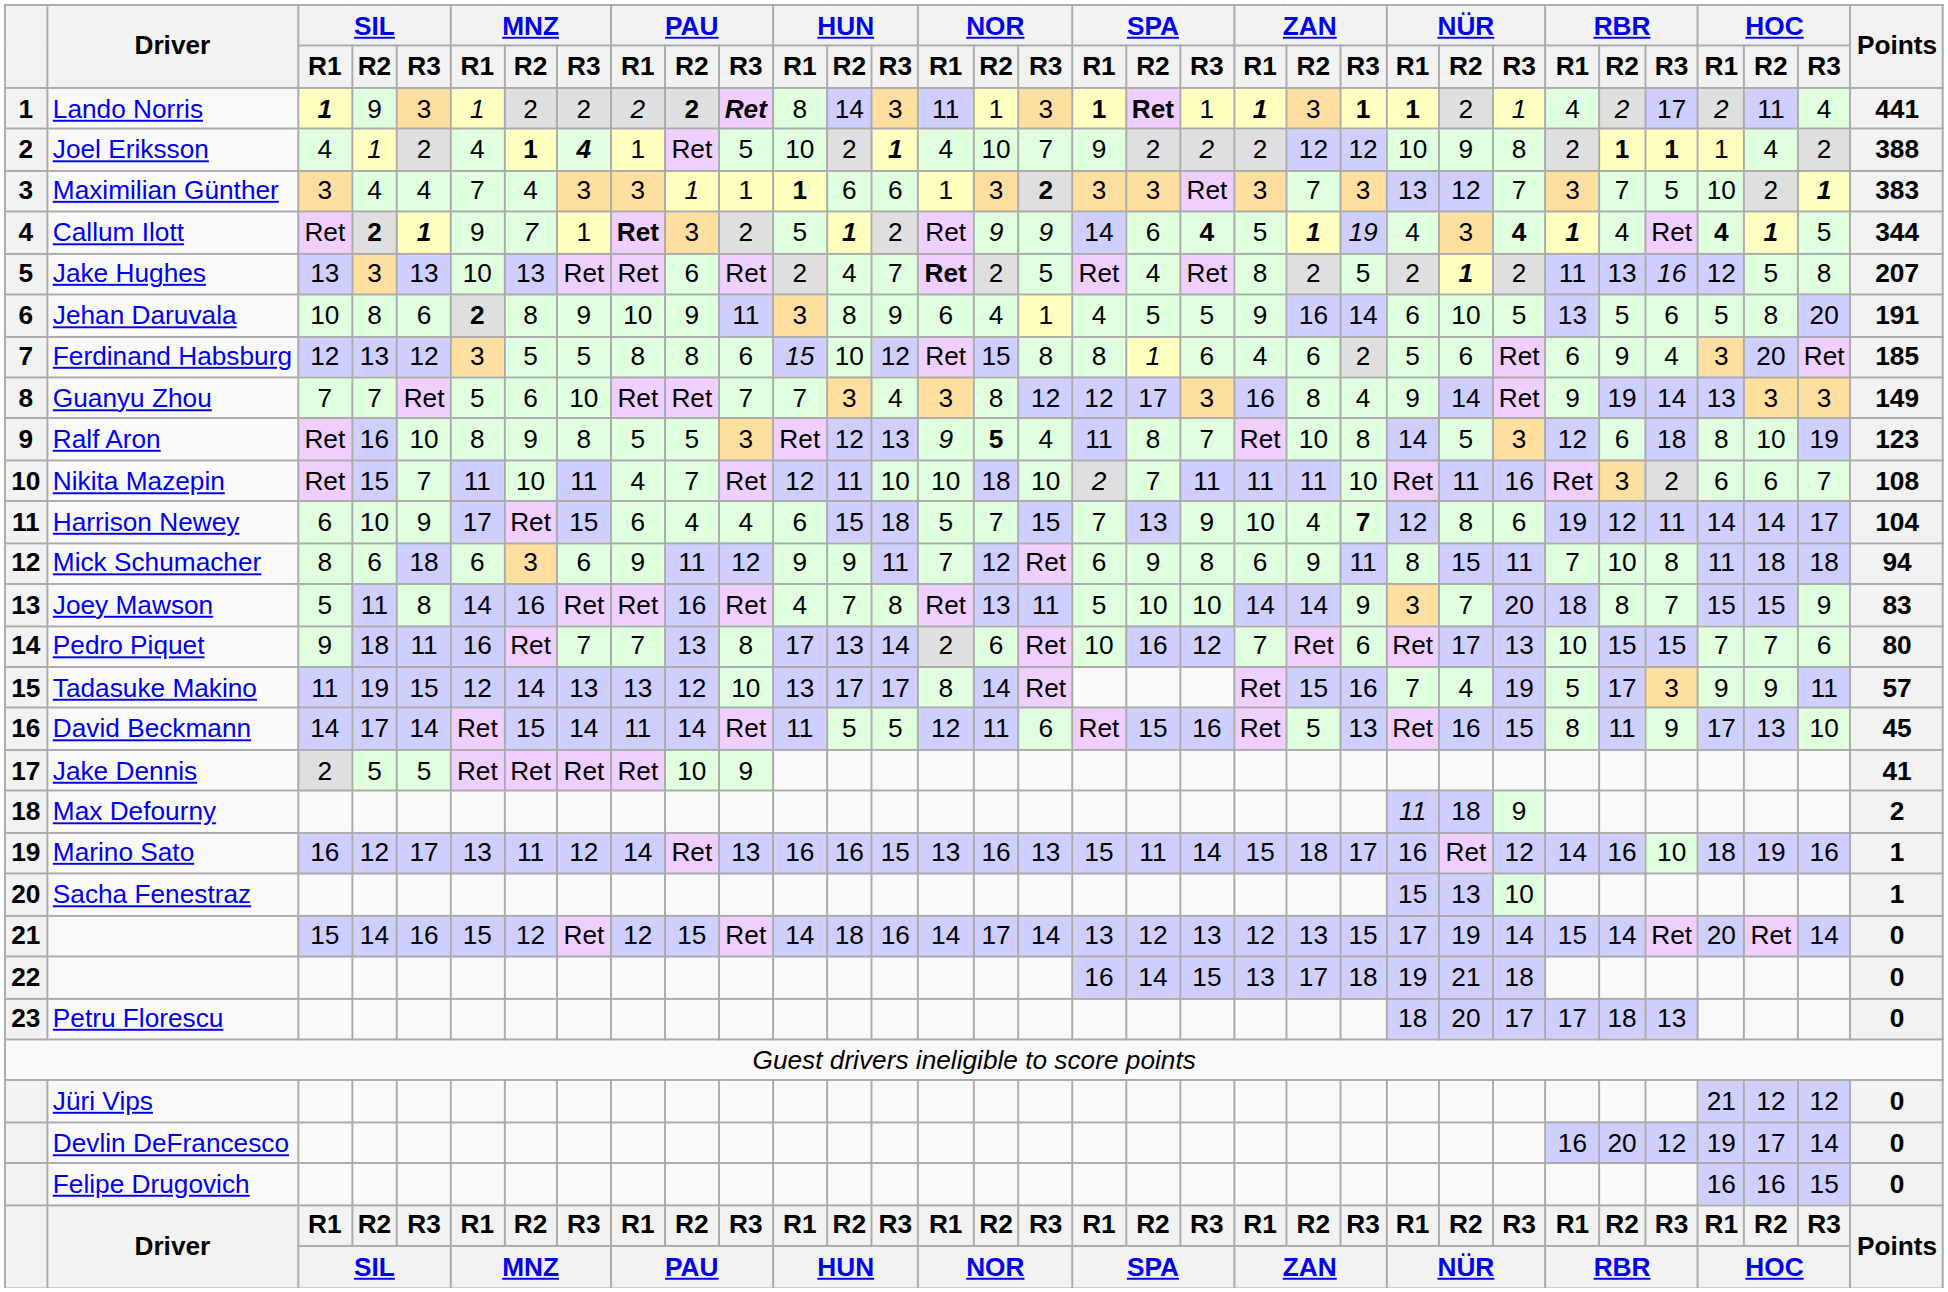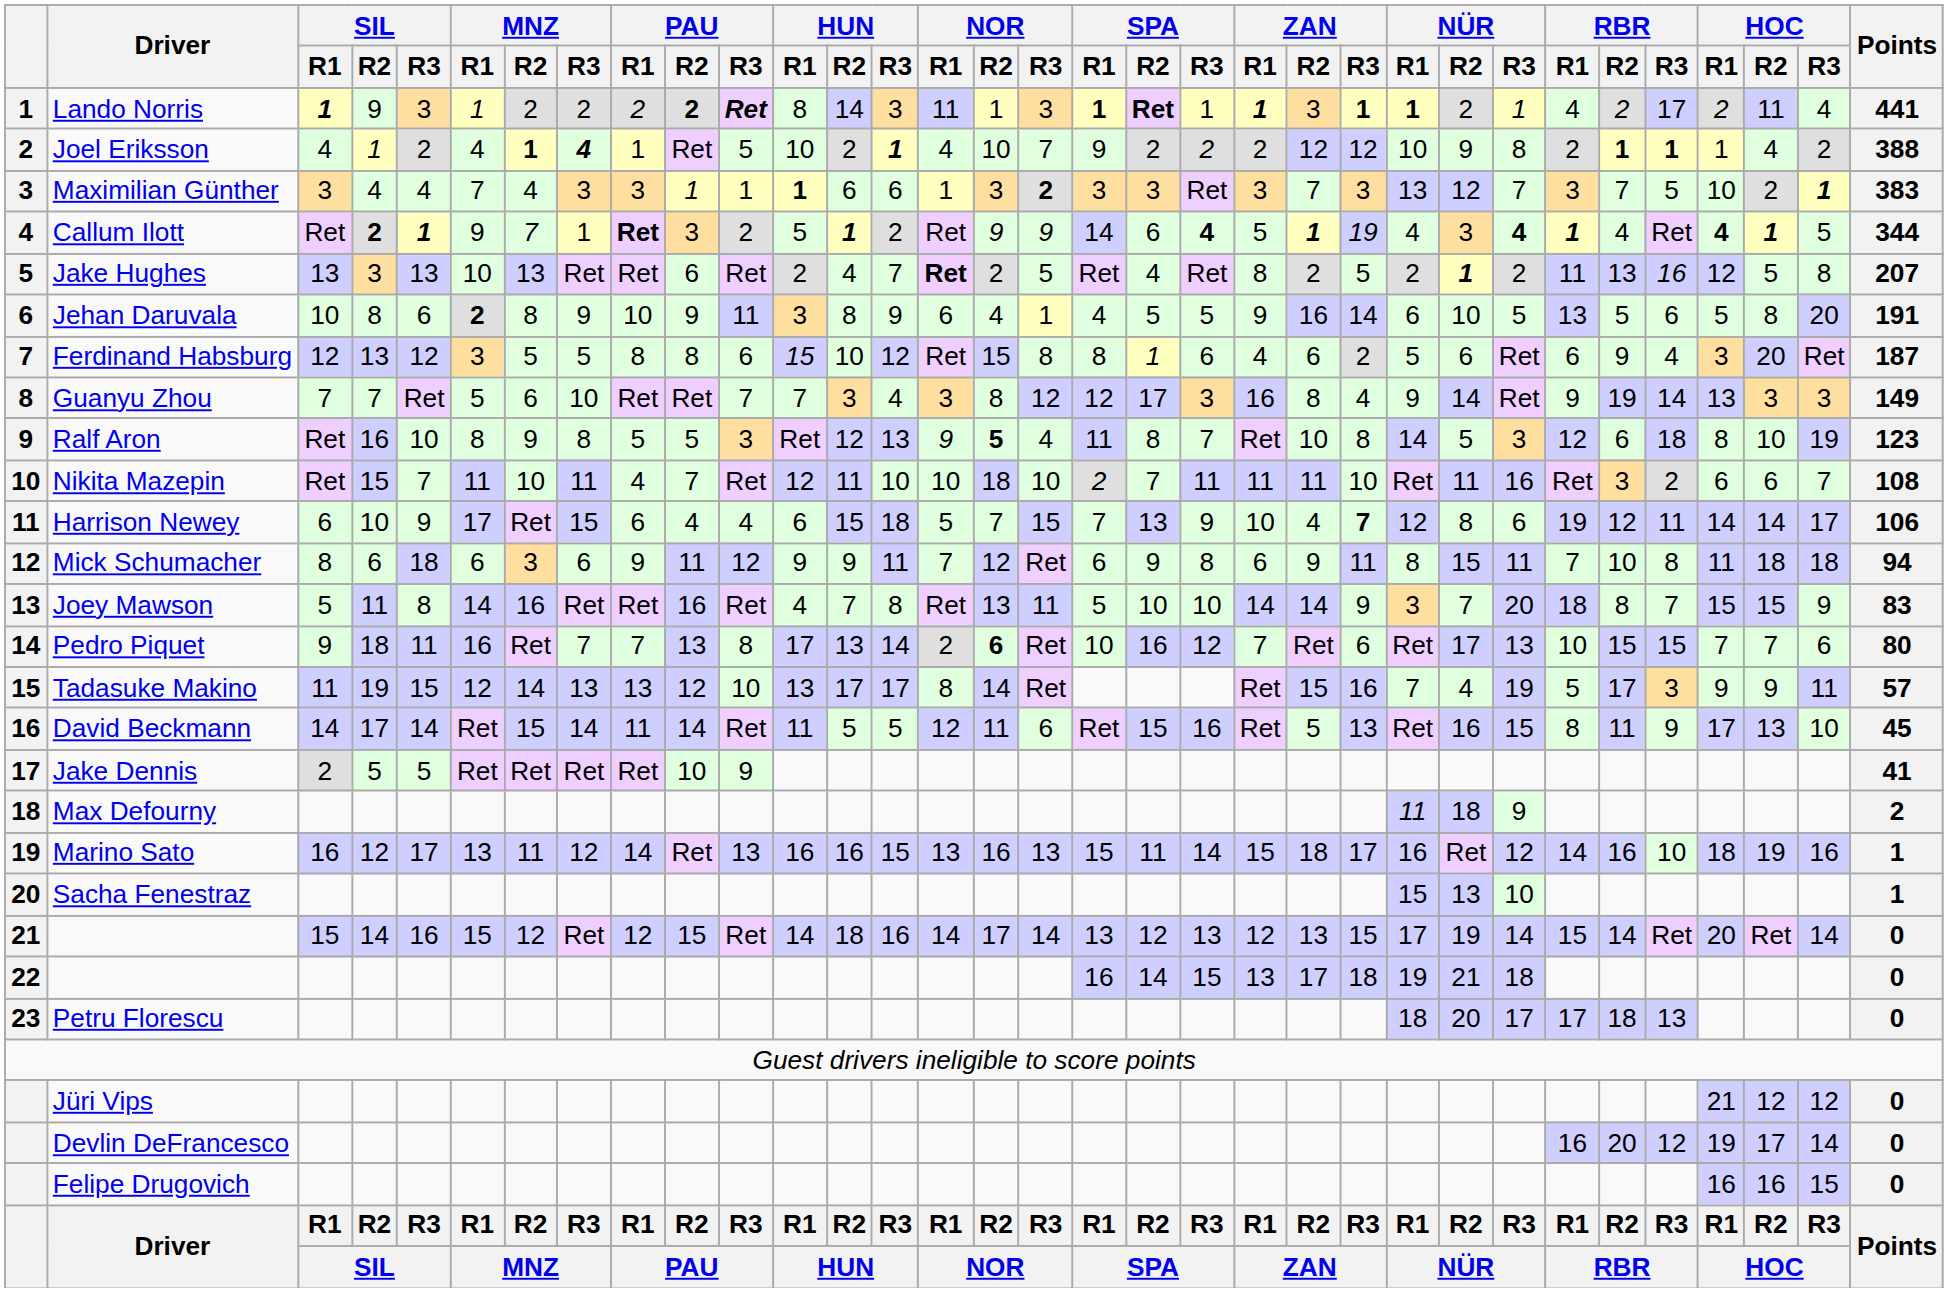(1897, 356) 185 -> (1897, 356) 187
(1897, 522) 104 -> (1897, 522) 106
(996, 646) normal -> (996, 646) bold
